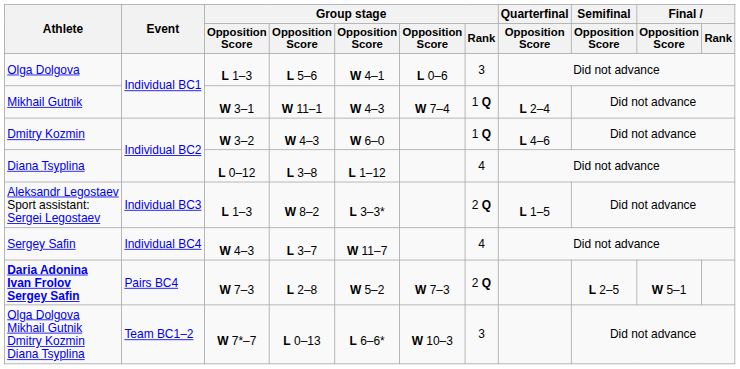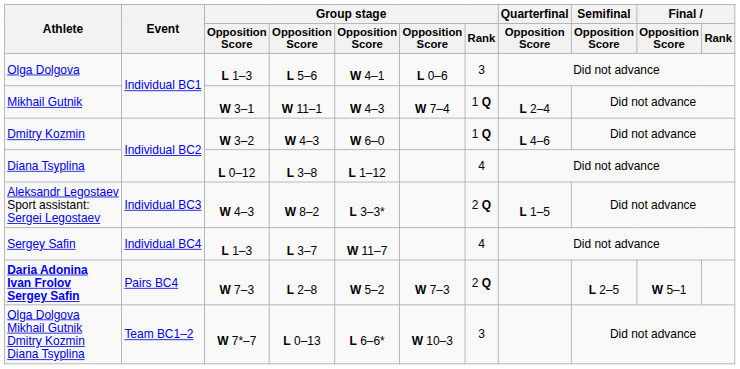(237, 212) L 1–3 -> (237, 212) W 4–3
(237, 251) W 4–3 -> (237, 251) L 1–3
